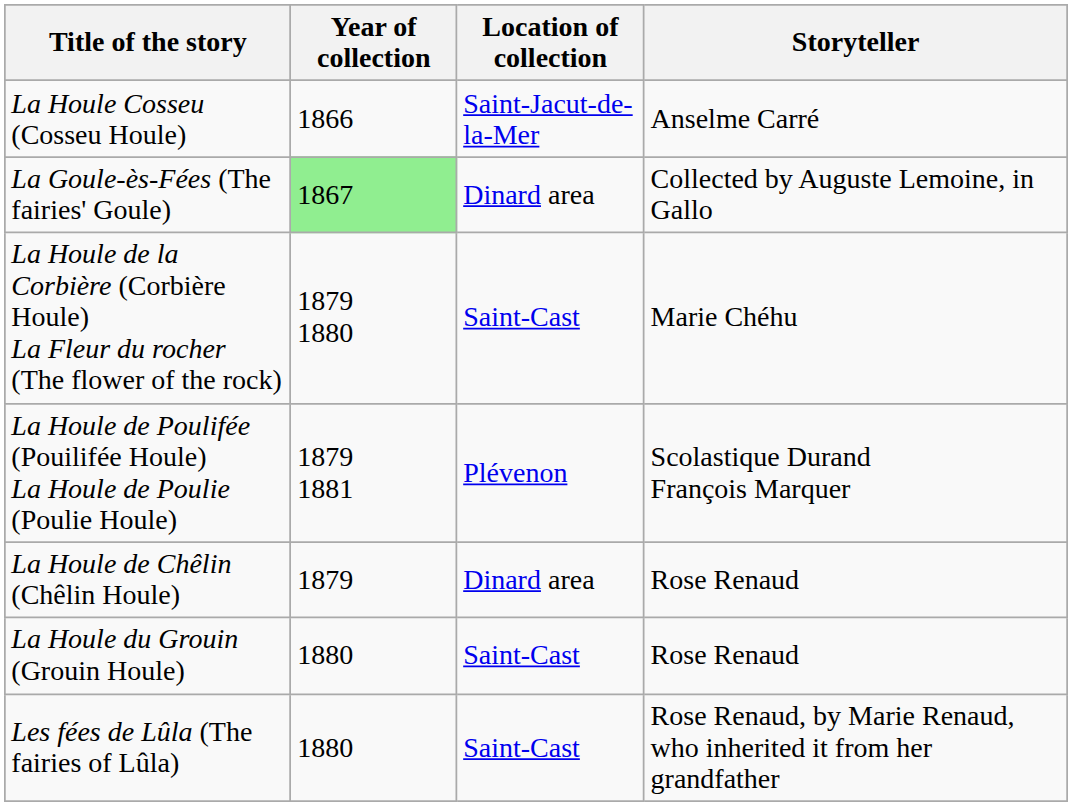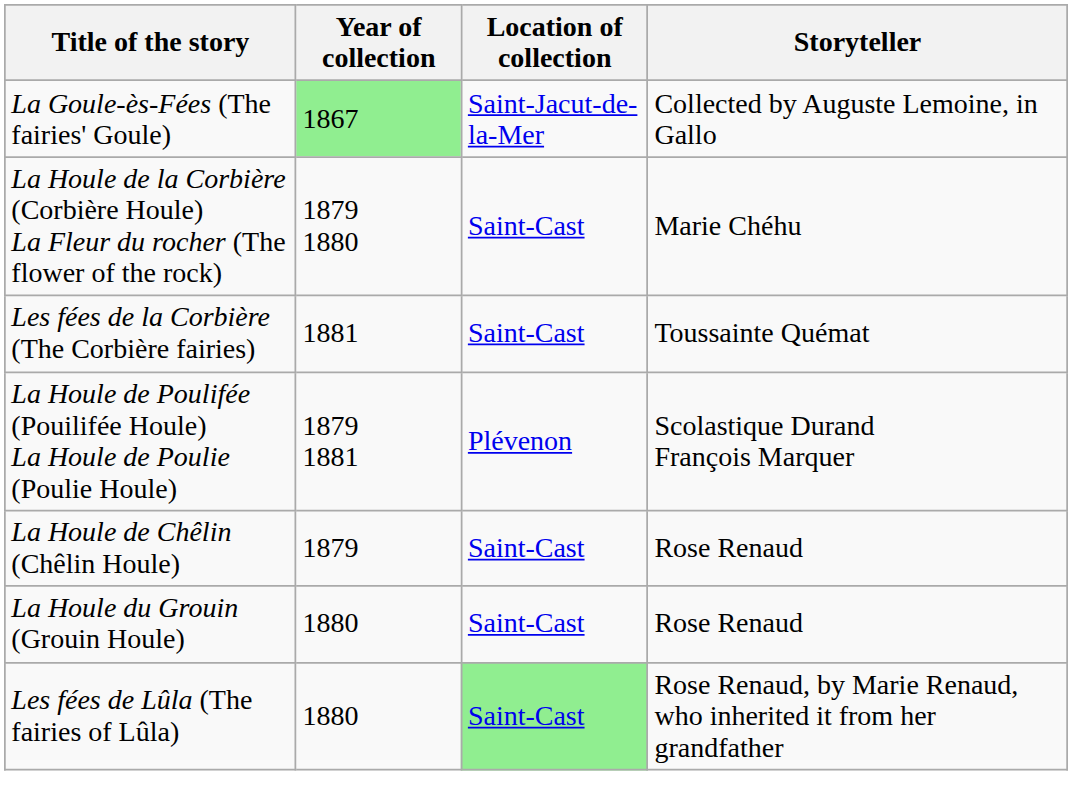- row: (108, 118)
(529, 194) Dinard area -> (553, 118) Saint-Jacut-de-la-Mer
+ row: (141, 333)
(529, 579) Dinard area -> (526, 547) Saint-Cast
(522, 747) no background -> (526, 715) lightgreen background
